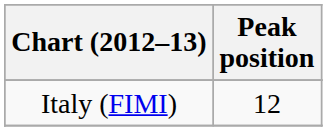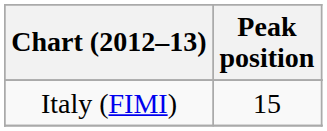(267, 102) 12 -> (267, 102) 15
